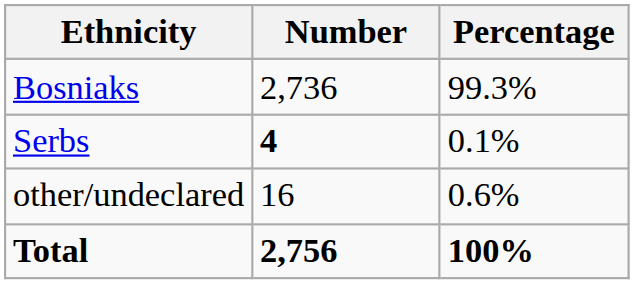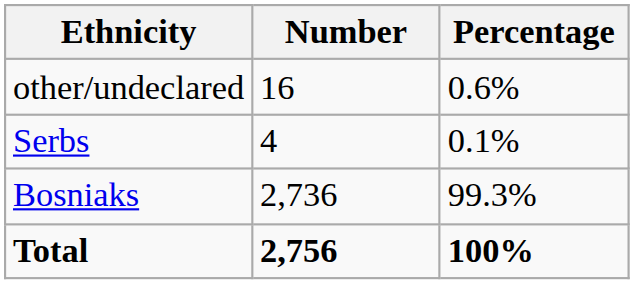rows swapped: (76, 86) <-> (129, 195)
(269, 140) bold -> (269, 140) normal
